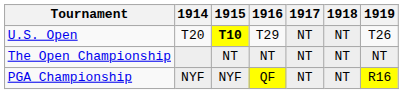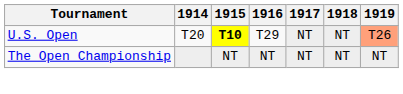(380, 36) no background -> (380, 36) lightsalmon background
- row: (70, 78)
